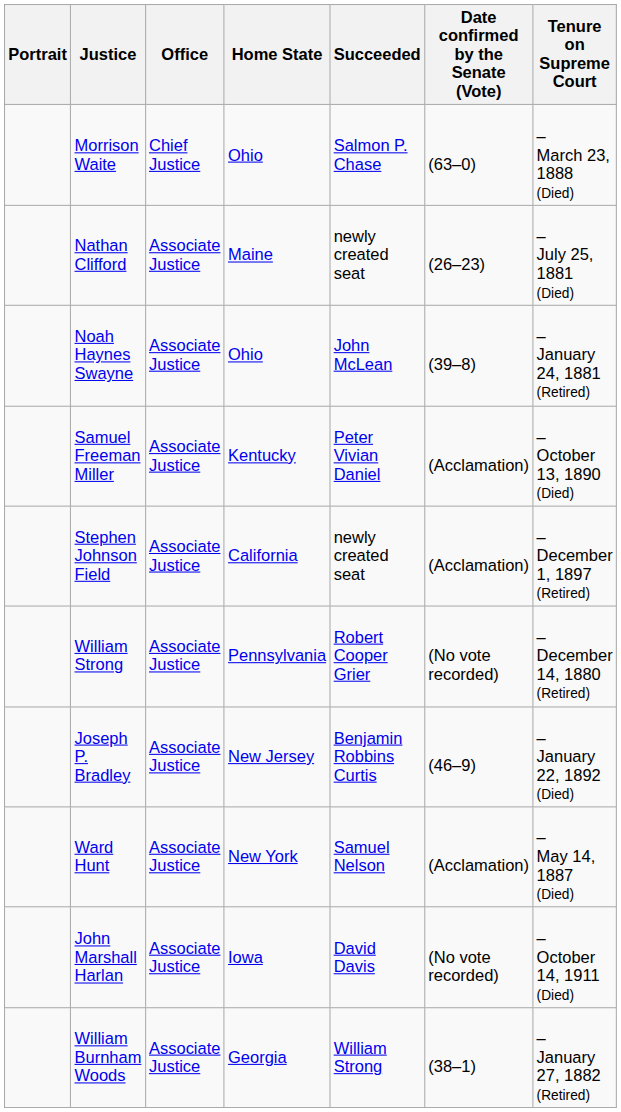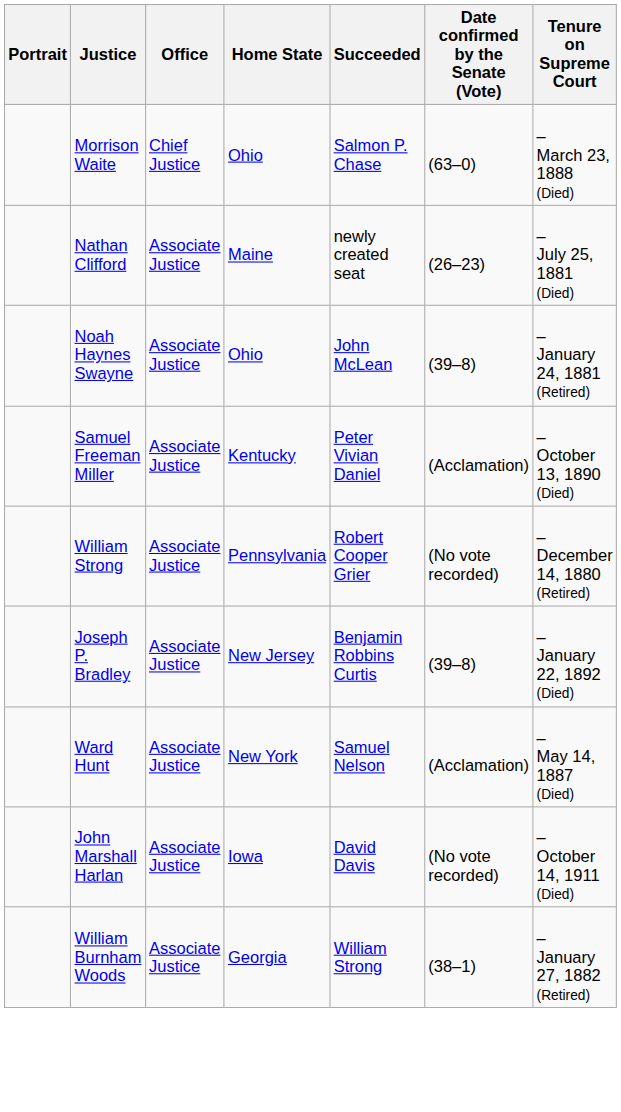- row: (106, 556)
(452, 765) (46–9) -> (452, 665) (39–8)
